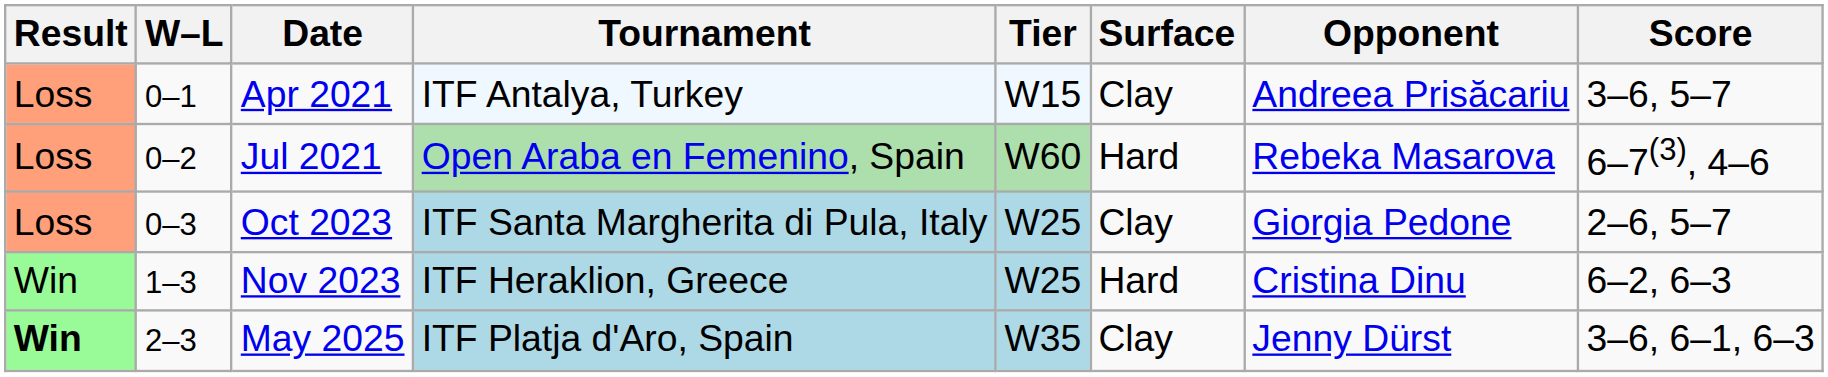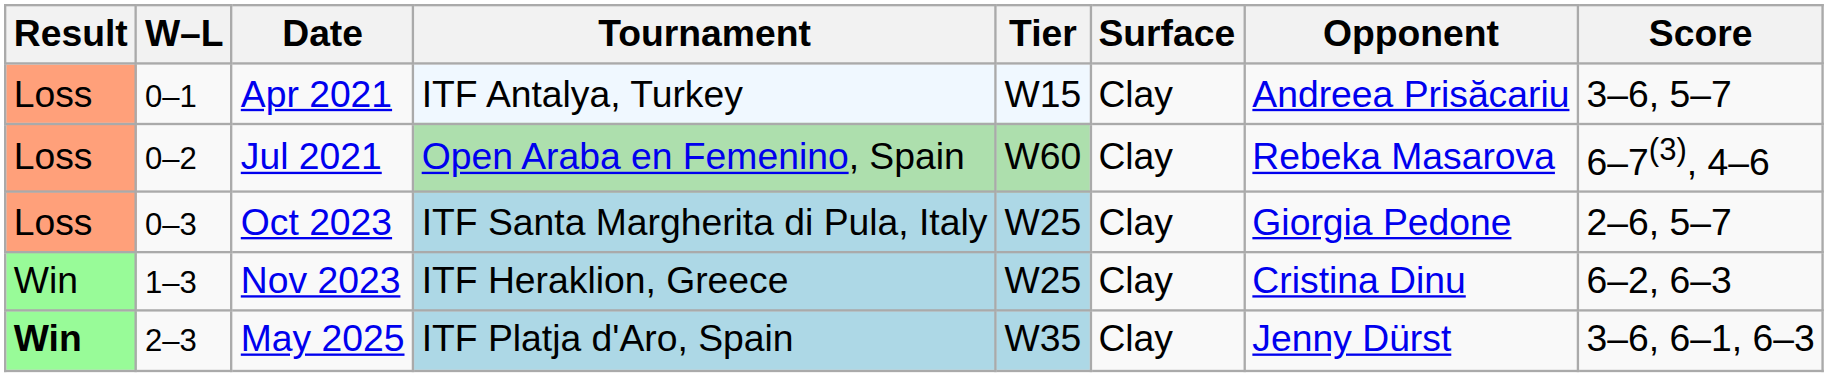(1139, 157) Hard -> (1136, 157) Clay
(1139, 280) Hard -> (1136, 280) Clay
